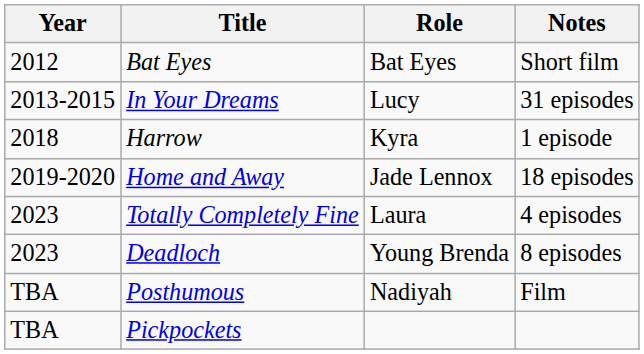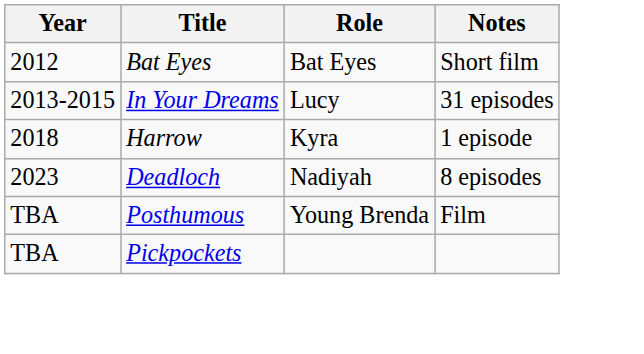- row: (205, 176)
- row: (242, 215)
(439, 253) Young Brenda -> (331, 176) Nadiyah
(411, 291) Nadiyah -> (359, 215) Young Brenda
